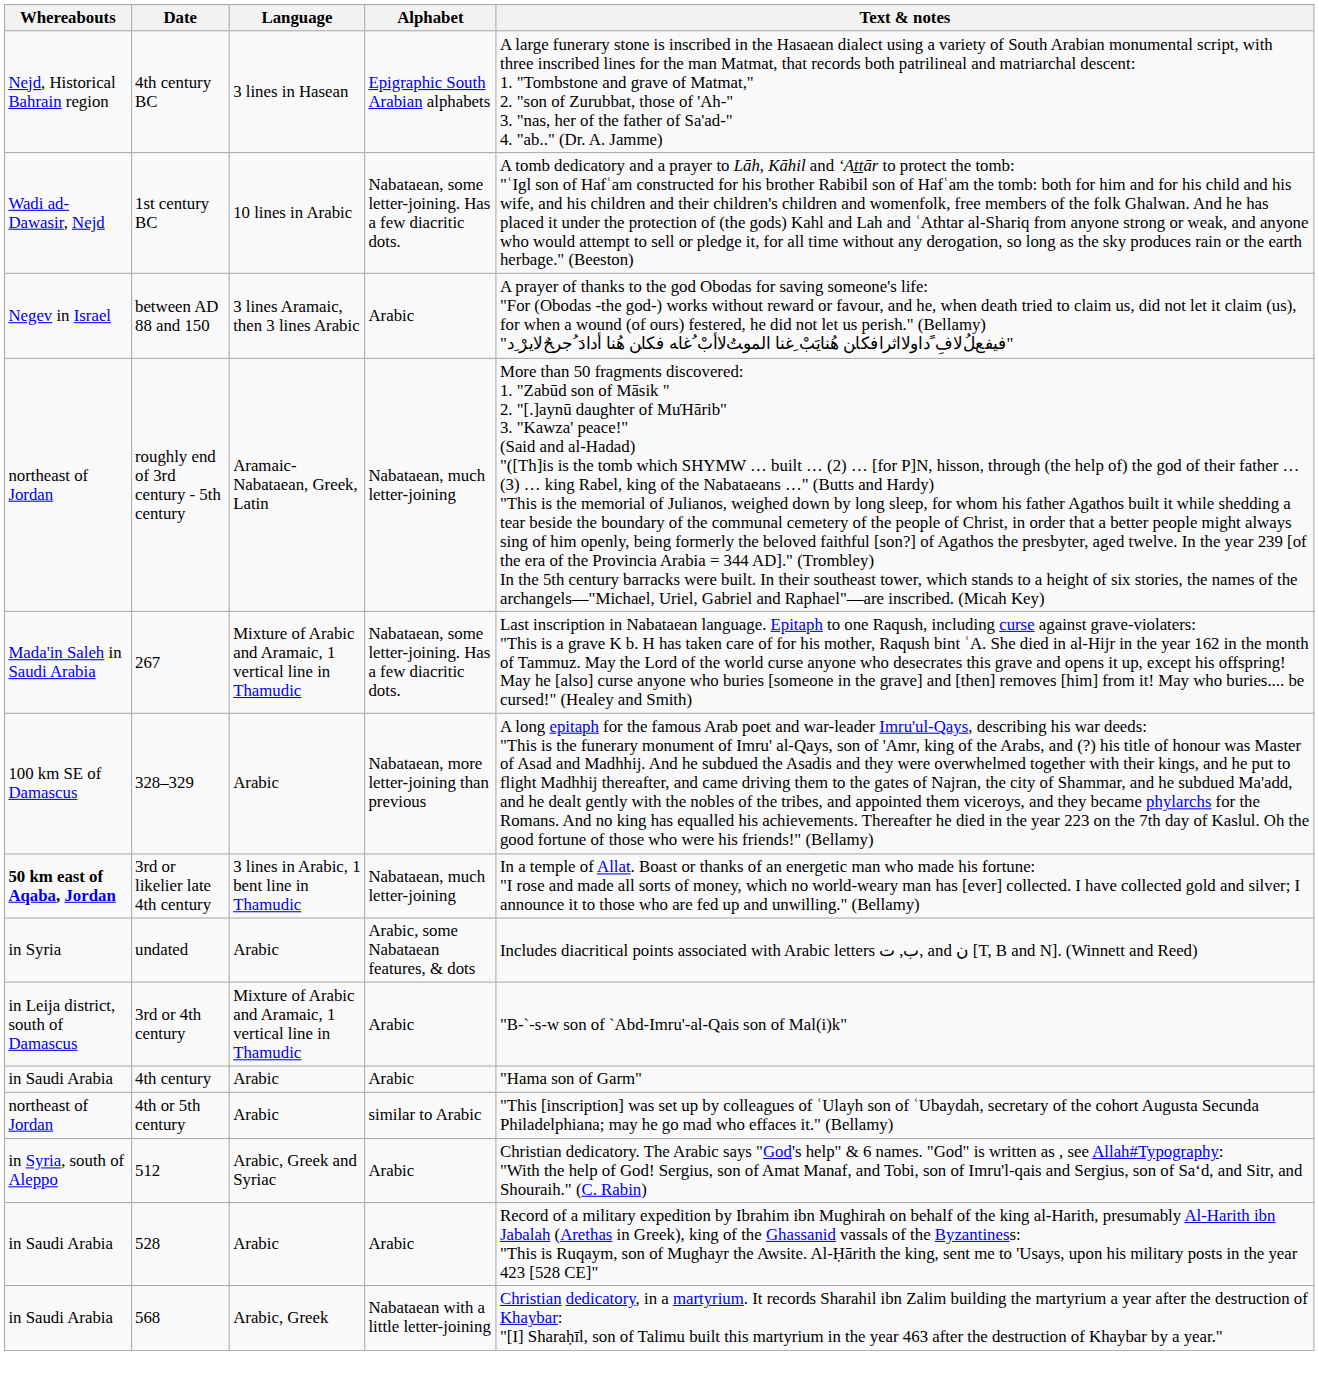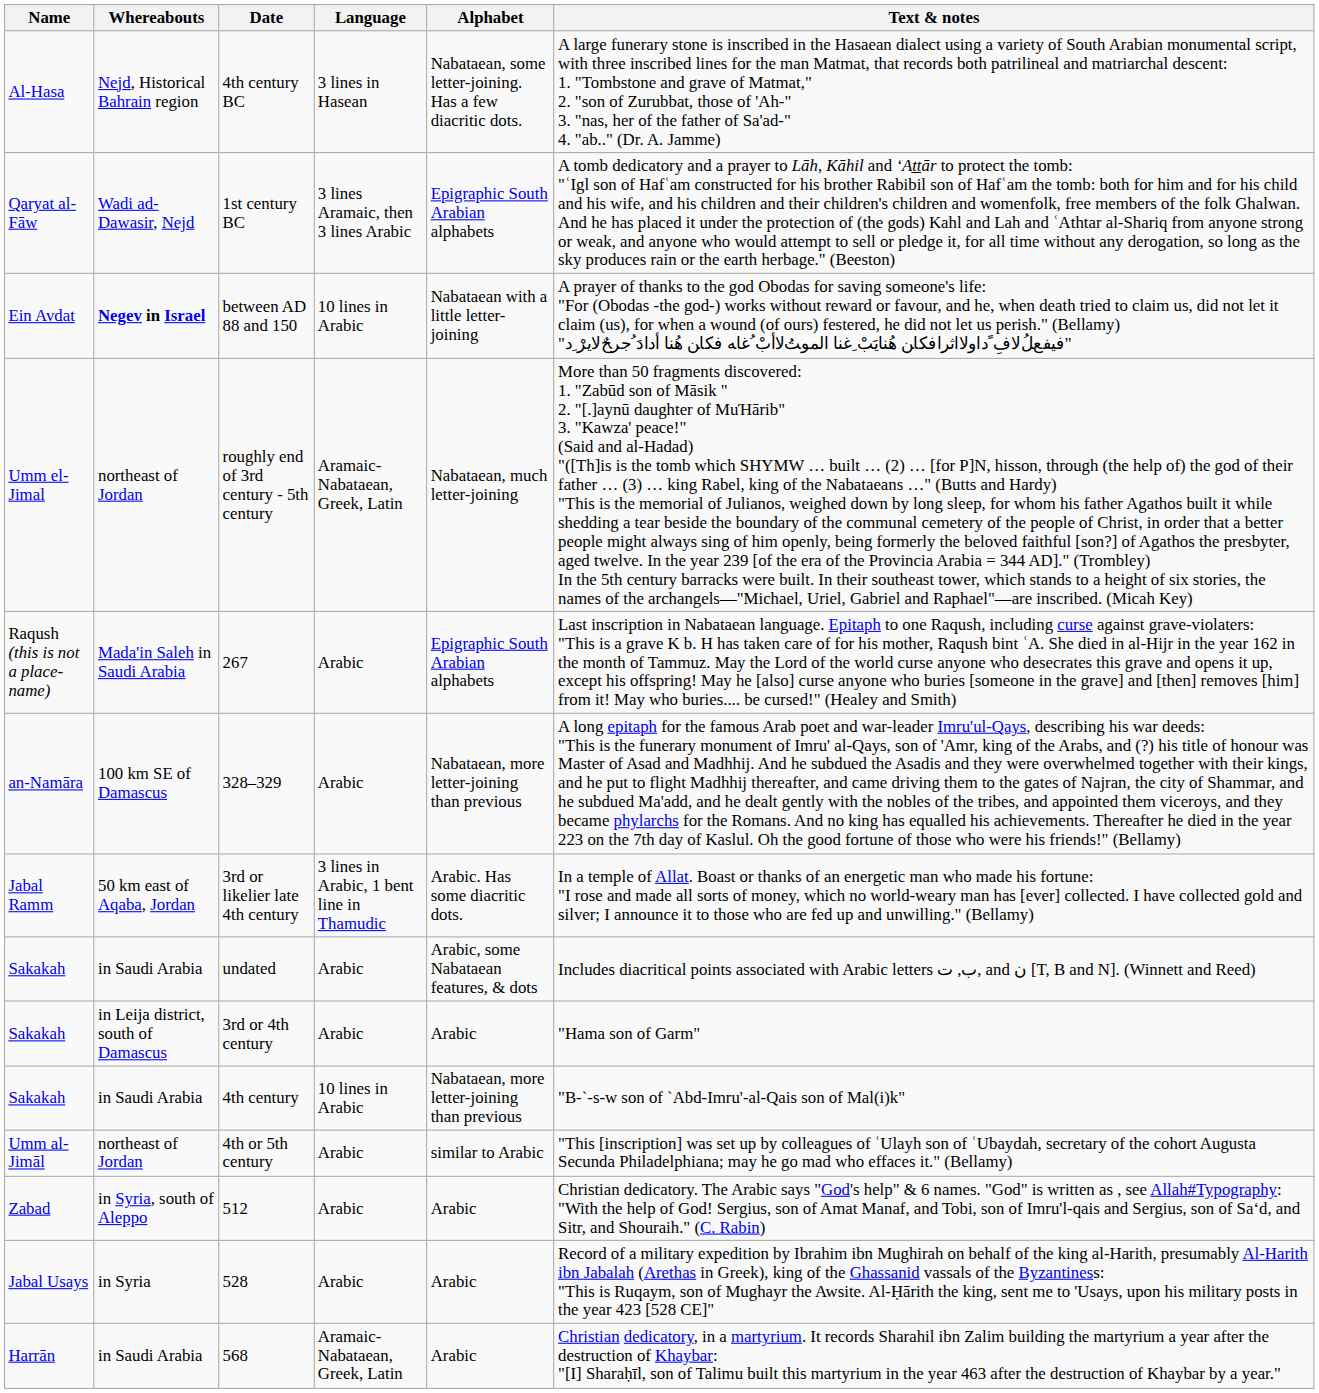+ column: (49, 17)
(429, 91) Epigraphic South Arabian alphabets -> (488, 91) Nabataean, some letter-joining. Has a few diacritic dots.
(293, 212) 10 lines in Arabic -> (365, 212) 3 lines Aramaic, then 3 lines Arabic
(429, 212) Nabataean, some letter-joining. Has a few diacritic dots. -> (489, 212) Epigraphic South Arabian alphabets
(60, 315) normal -> (152, 315) bold
(296, 315) 3 lines Aramaic, then 3 lines Arabic -> (353, 315) 10 lines in Arabic
(391, 315) Arabic -> (489, 315) Nabataean with a little letter-joining
(294, 662) Mixture of Arabic and Aramaic, 1 vertical line in Thamudic -> (341, 662) Arabic
(429, 662) Nabataean, some letter-joining. Has a few diacritic dots. -> (489, 662) Epigraphic South Arabian alphabets
(62, 885) bold -> (146, 895) normal
(427, 885) Nabataean, much letter-joining -> (478, 895) Arabic. Has some diacritic dots.
(35, 950) in Syria -> (150, 969) in Saudi Arabia
(294, 1024) Mixture of Arabic and Aramaic, 1 vertical line in Thamudic -> (341, 1033) Arabic
(673, 1024) "B-`-s-w son of `Abd-Imru'-al-Qais son of Mal(i)k" -> (629, 1033) "Hama son of Garm"
(256, 1079) Arabic -> (353, 1098) 10 lines in Arabic
(391, 1079) Arabic -> (488, 1098) Nabataean, more letter-joining than previous
(571, 1079) "Hama son of Garm" -> (732, 1098) "B-`-s-w son of `Abd-Imru'-al-Qais son of Mal(i)k"
(295, 1170) Arabic, Greek and Syriac -> (341, 1207) Arabic
(61, 1244) in Saudi Arabia -> (124, 1281) in Syria
(281, 1317) Arabic, Greek -> (360, 1355) Aramaic-Nabataean, Greek, Latin
(430, 1317) Nabataean with a little letter-joining -> (454, 1355) Arabic
